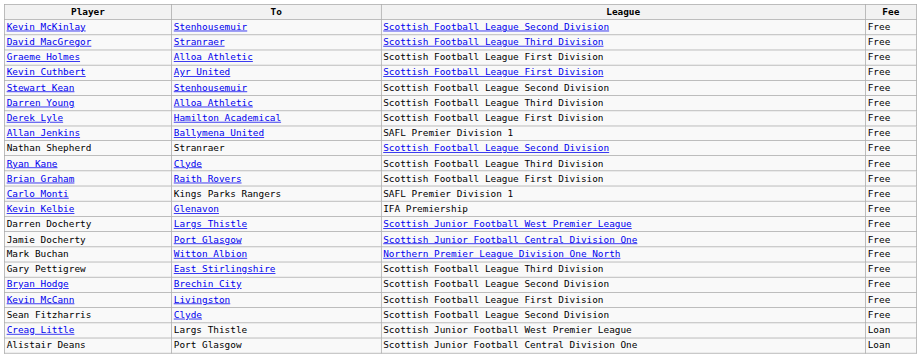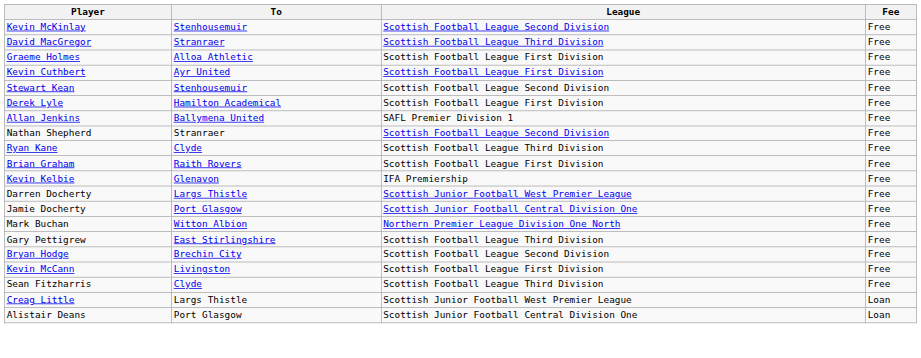- row: (41, 103)
- row: (38, 194)
(496, 315) Scottish Football League Second Division -> (493, 285) Scottish Football League Third Division
